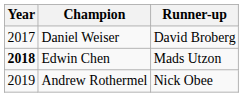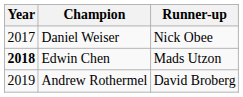(195, 37) David Broberg -> (183, 37) Nick Obee
(183, 80) Nick Obee -> (195, 80) David Broberg
